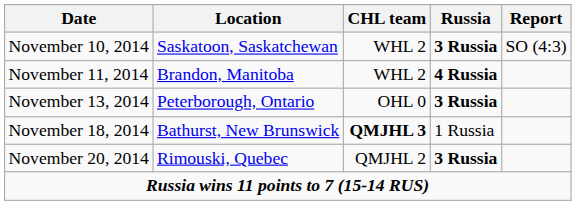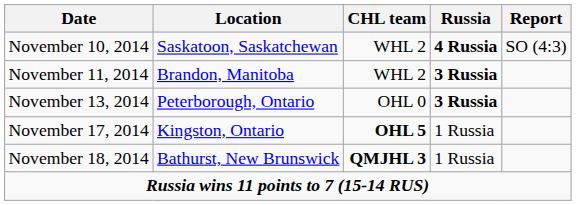(466, 46) 3 Russia -> (466, 46) 4 Russia
(466, 74) 4 Russia -> (466, 74) 3 Russia
+ row: (79, 130)
- row: (79, 158)
